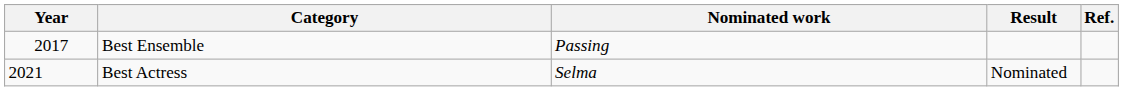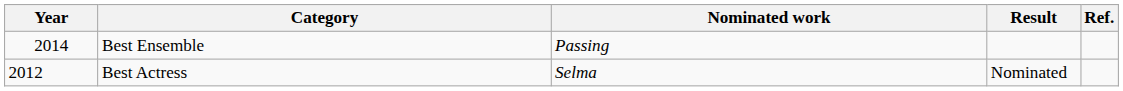(51, 45) 2017 -> (51, 45) 2014
(26, 72) 2021 -> (26, 72) 2012
